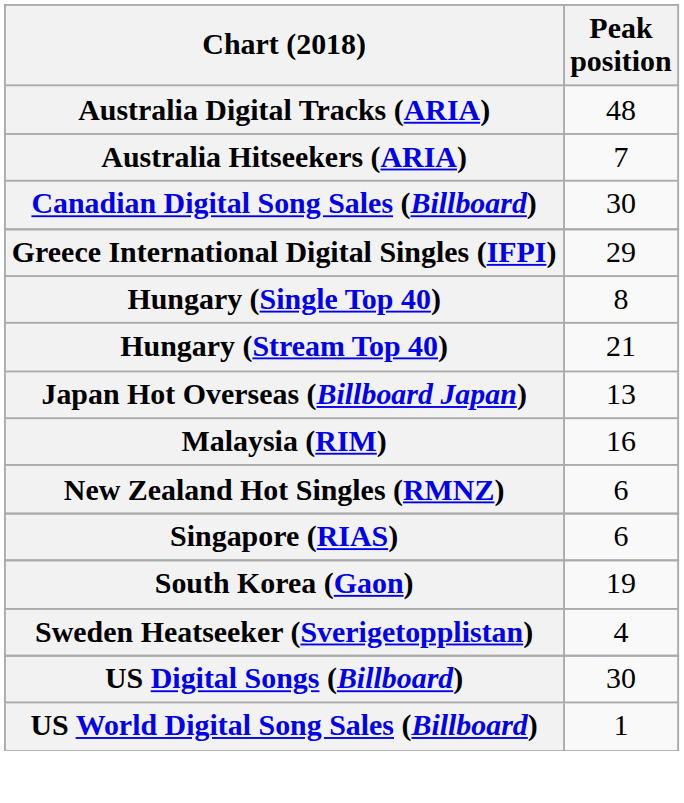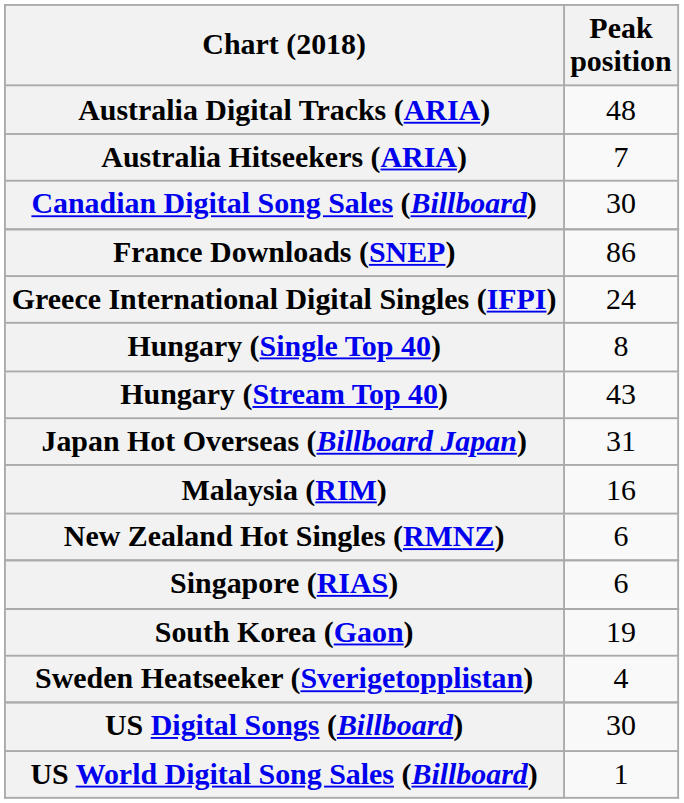+ row: (284, 251)
(621, 251) 29 -> (621, 299) 24
(621, 346) 21 -> (621, 394) 43
(621, 394) 13 -> (621, 441) 31
